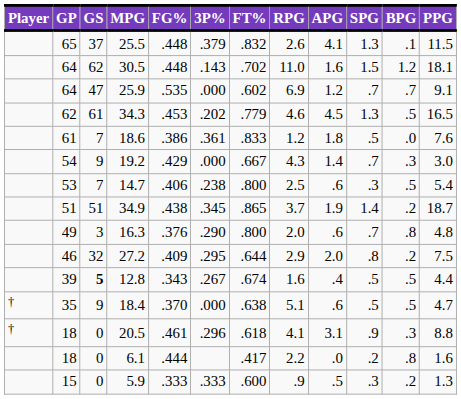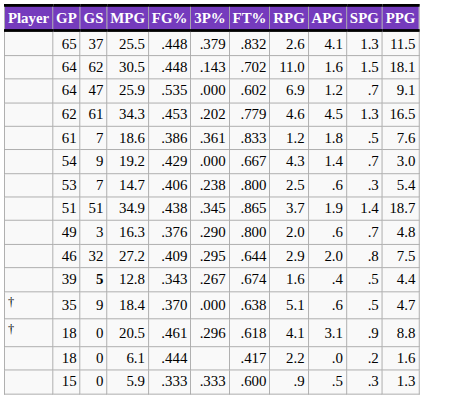- column: (401, 18)
